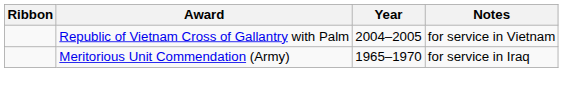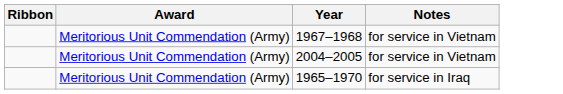+ row: (329, 36)
(204, 36) Republic of Vietnam Cross of Gallantry with Palm -> (174, 57) Meritorious Unit Commendation (Army)
